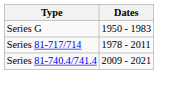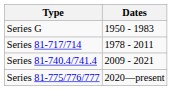+ row: (53, 77)
